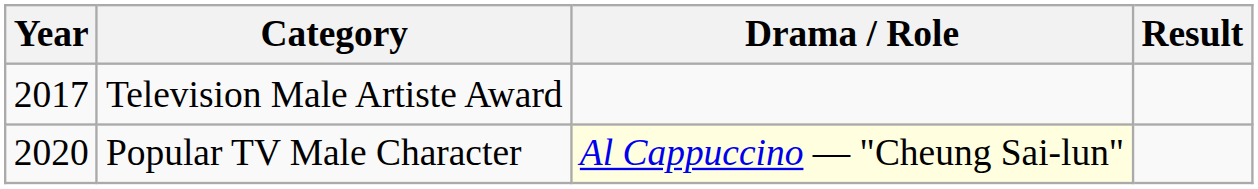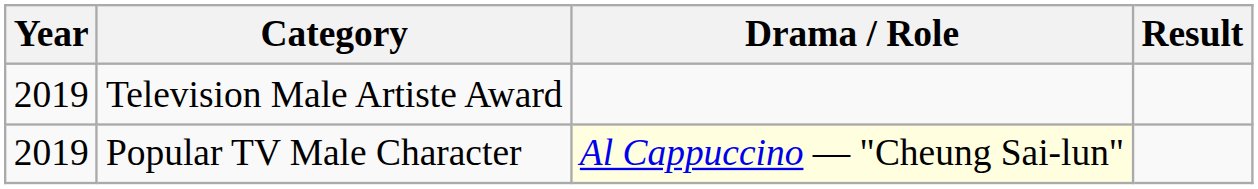(51, 93) 2017 -> (51, 93) 2019
(51, 152) 2020 -> (51, 152) 2019
